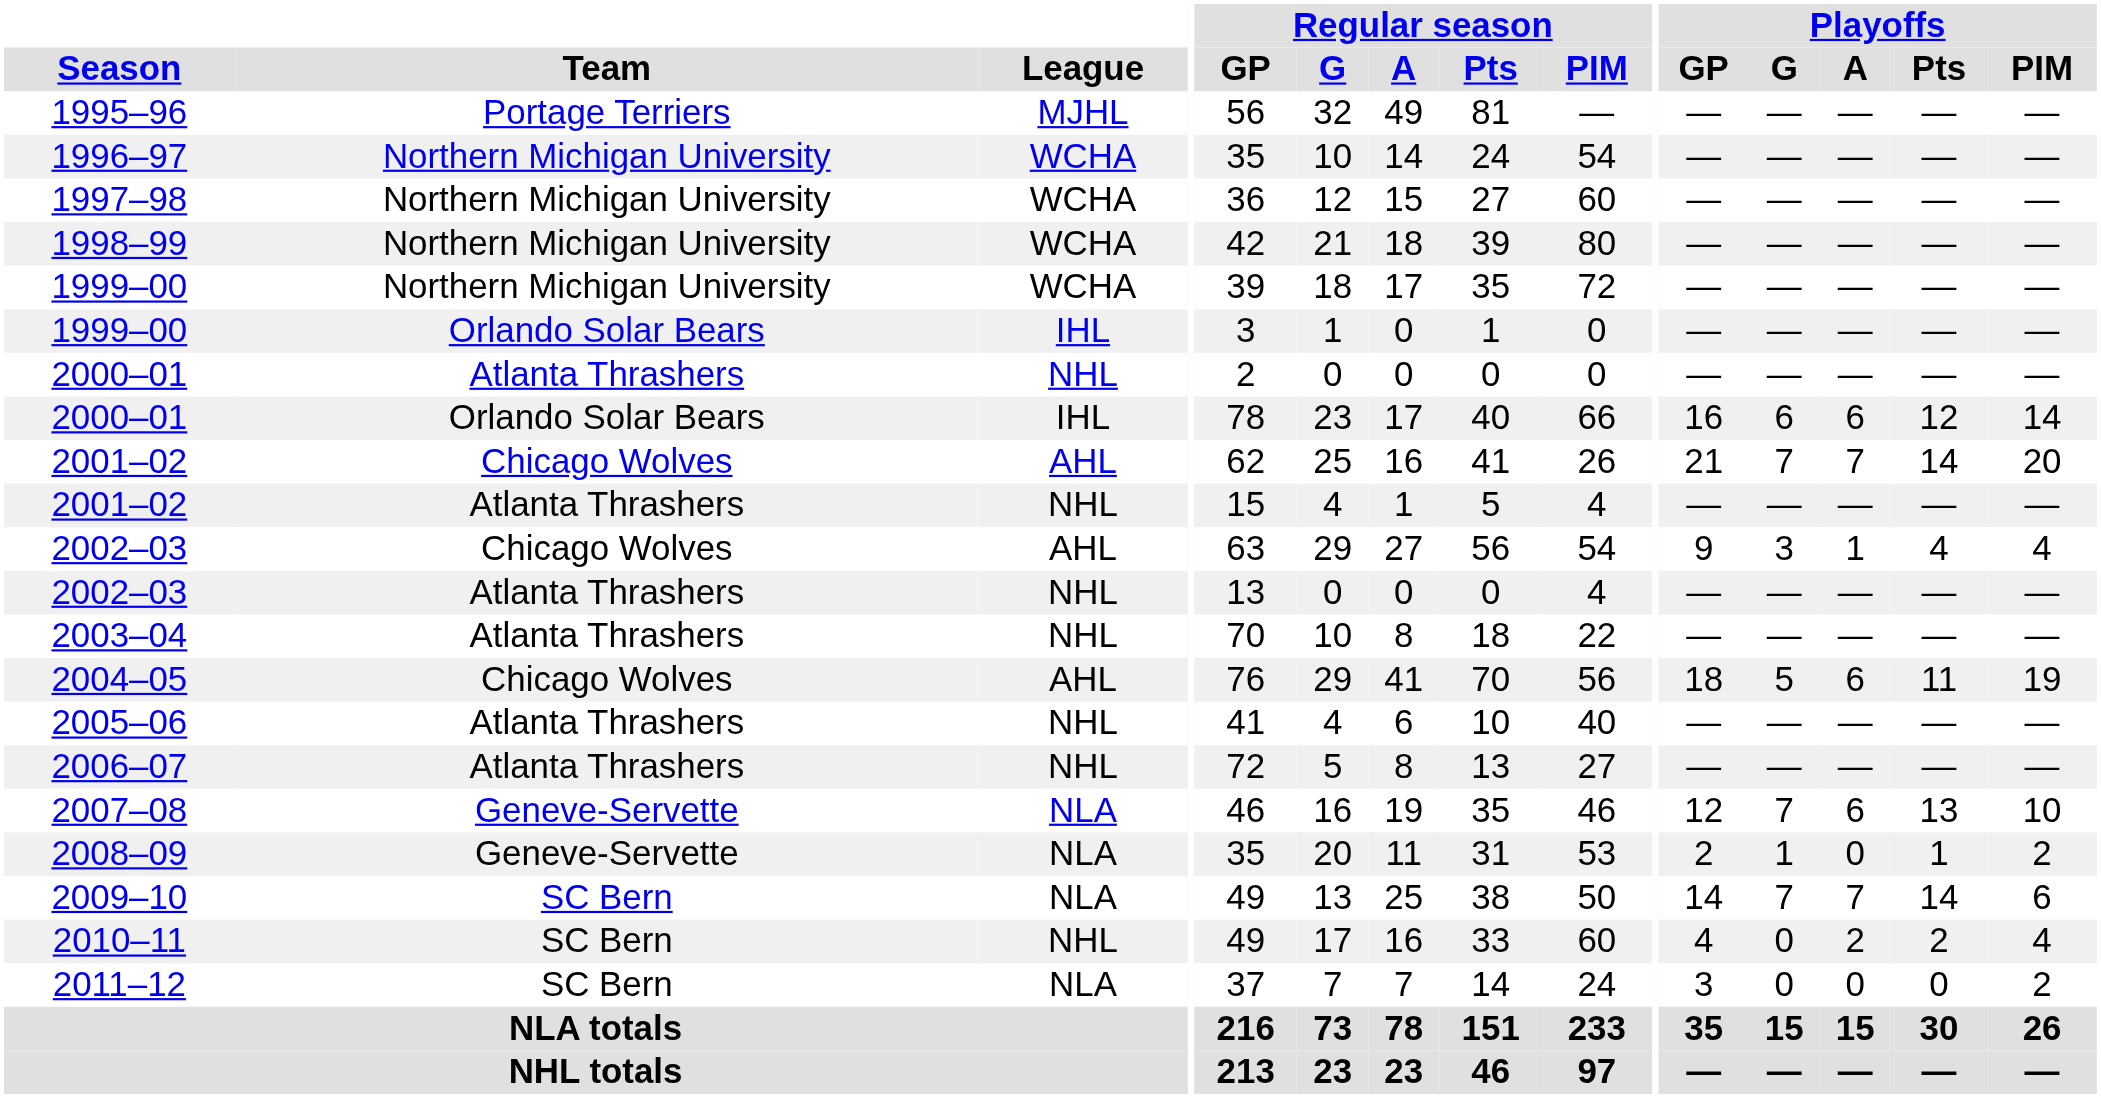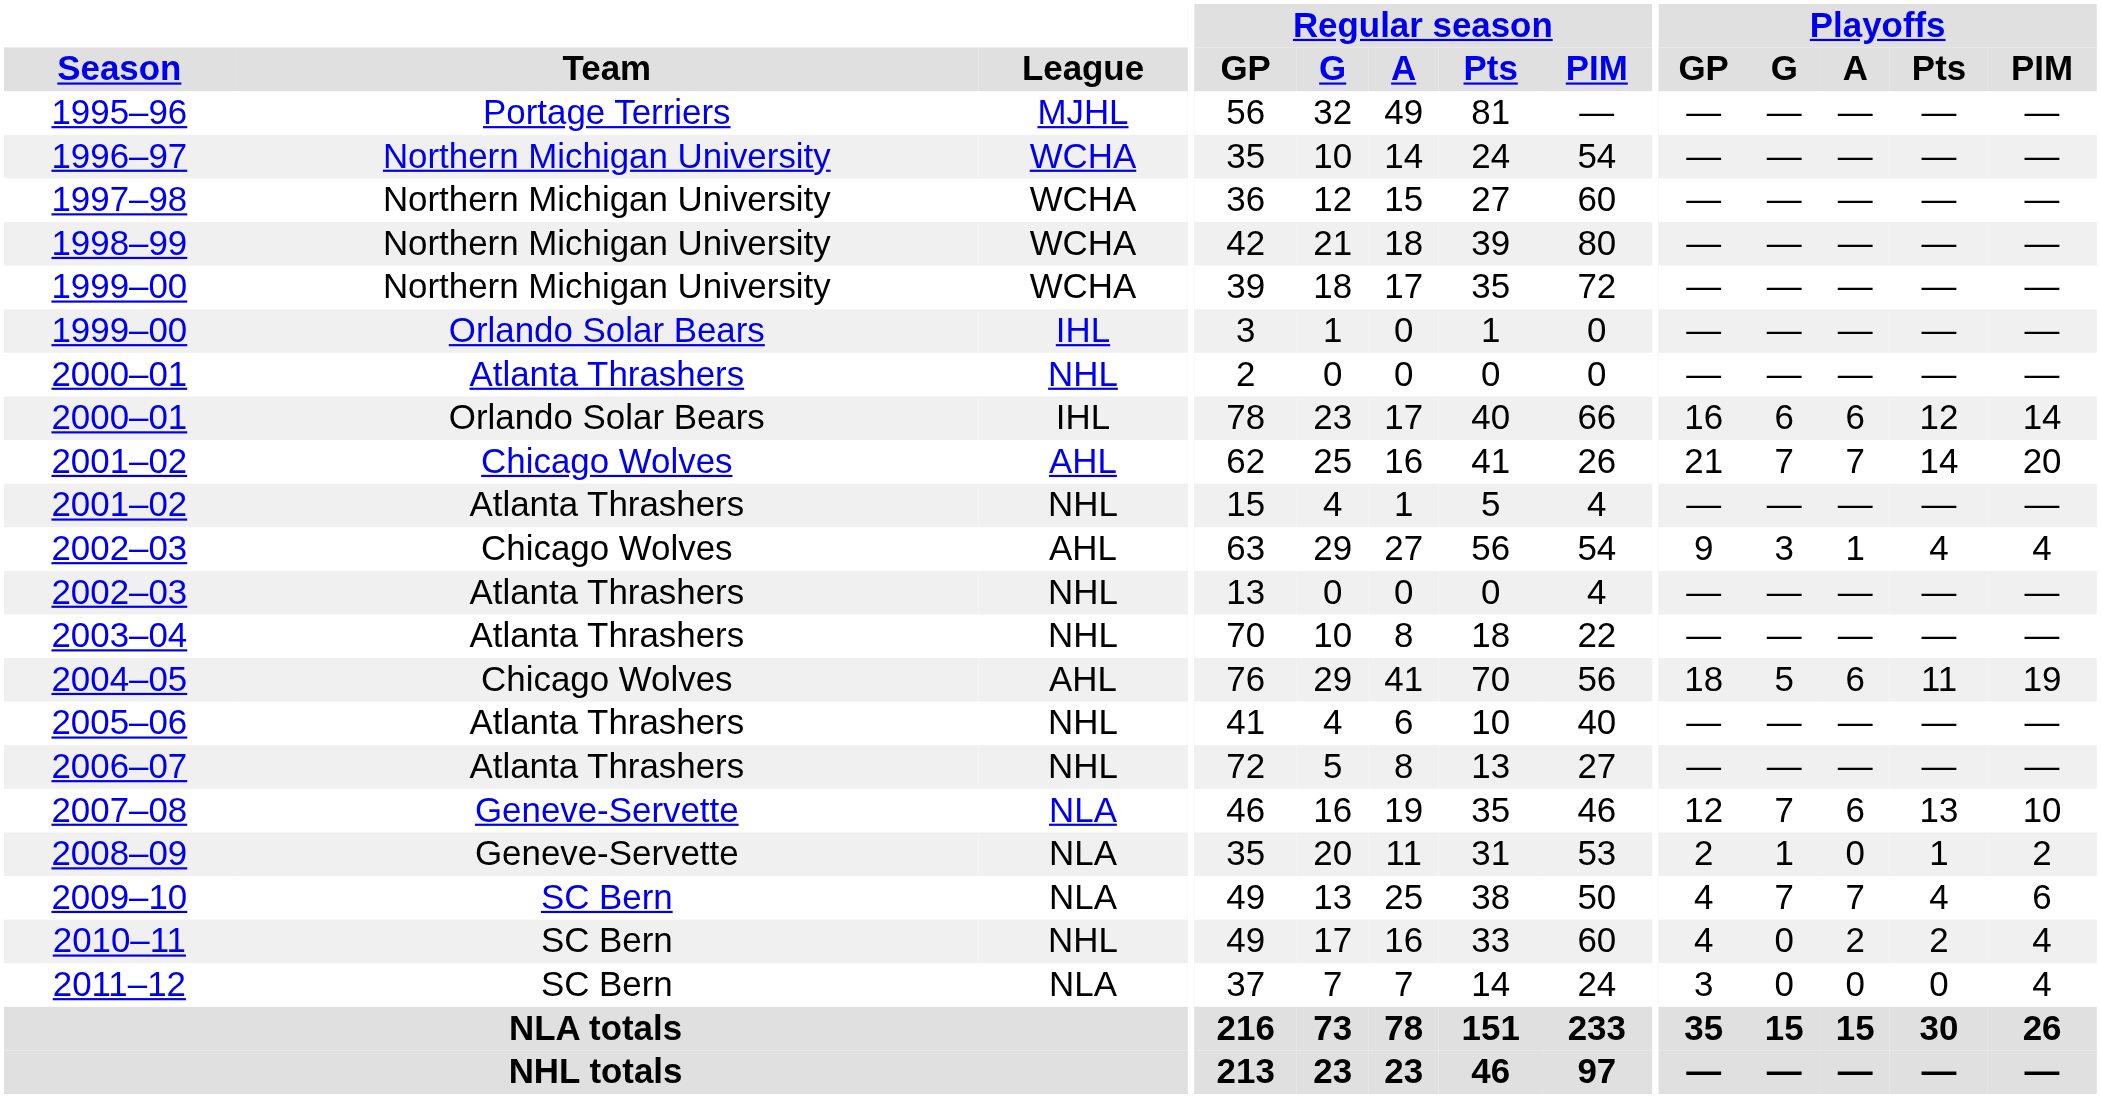(1704, 897) 14 -> (1704, 897) 4
(1939, 897) 14 -> (1939, 897) 4
(2042, 984) 2 -> (2042, 984) 4
